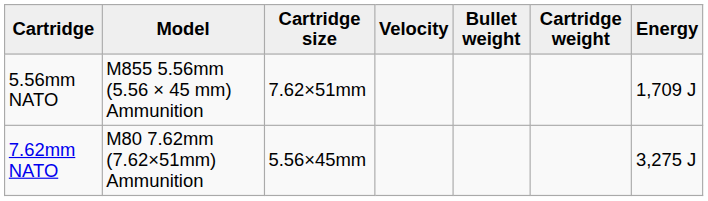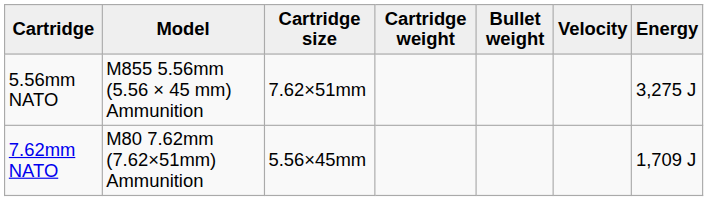columns swapped: (581, 29) <-> (414, 29)
(666, 89) 1,709 J -> (666, 89) 3,275 J
(666, 160) 3,275 J -> (666, 160) 1,709 J
